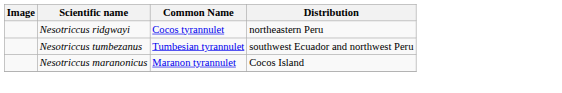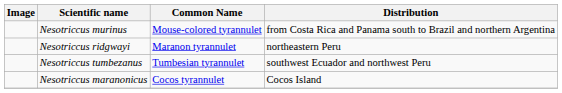+ row: (83, 29)
(188, 29) Cocos tyrannulet -> (194, 46) Maranon tyrannulet
(194, 63) Maranon tyrannulet -> (188, 79) Cocos tyrannulet
